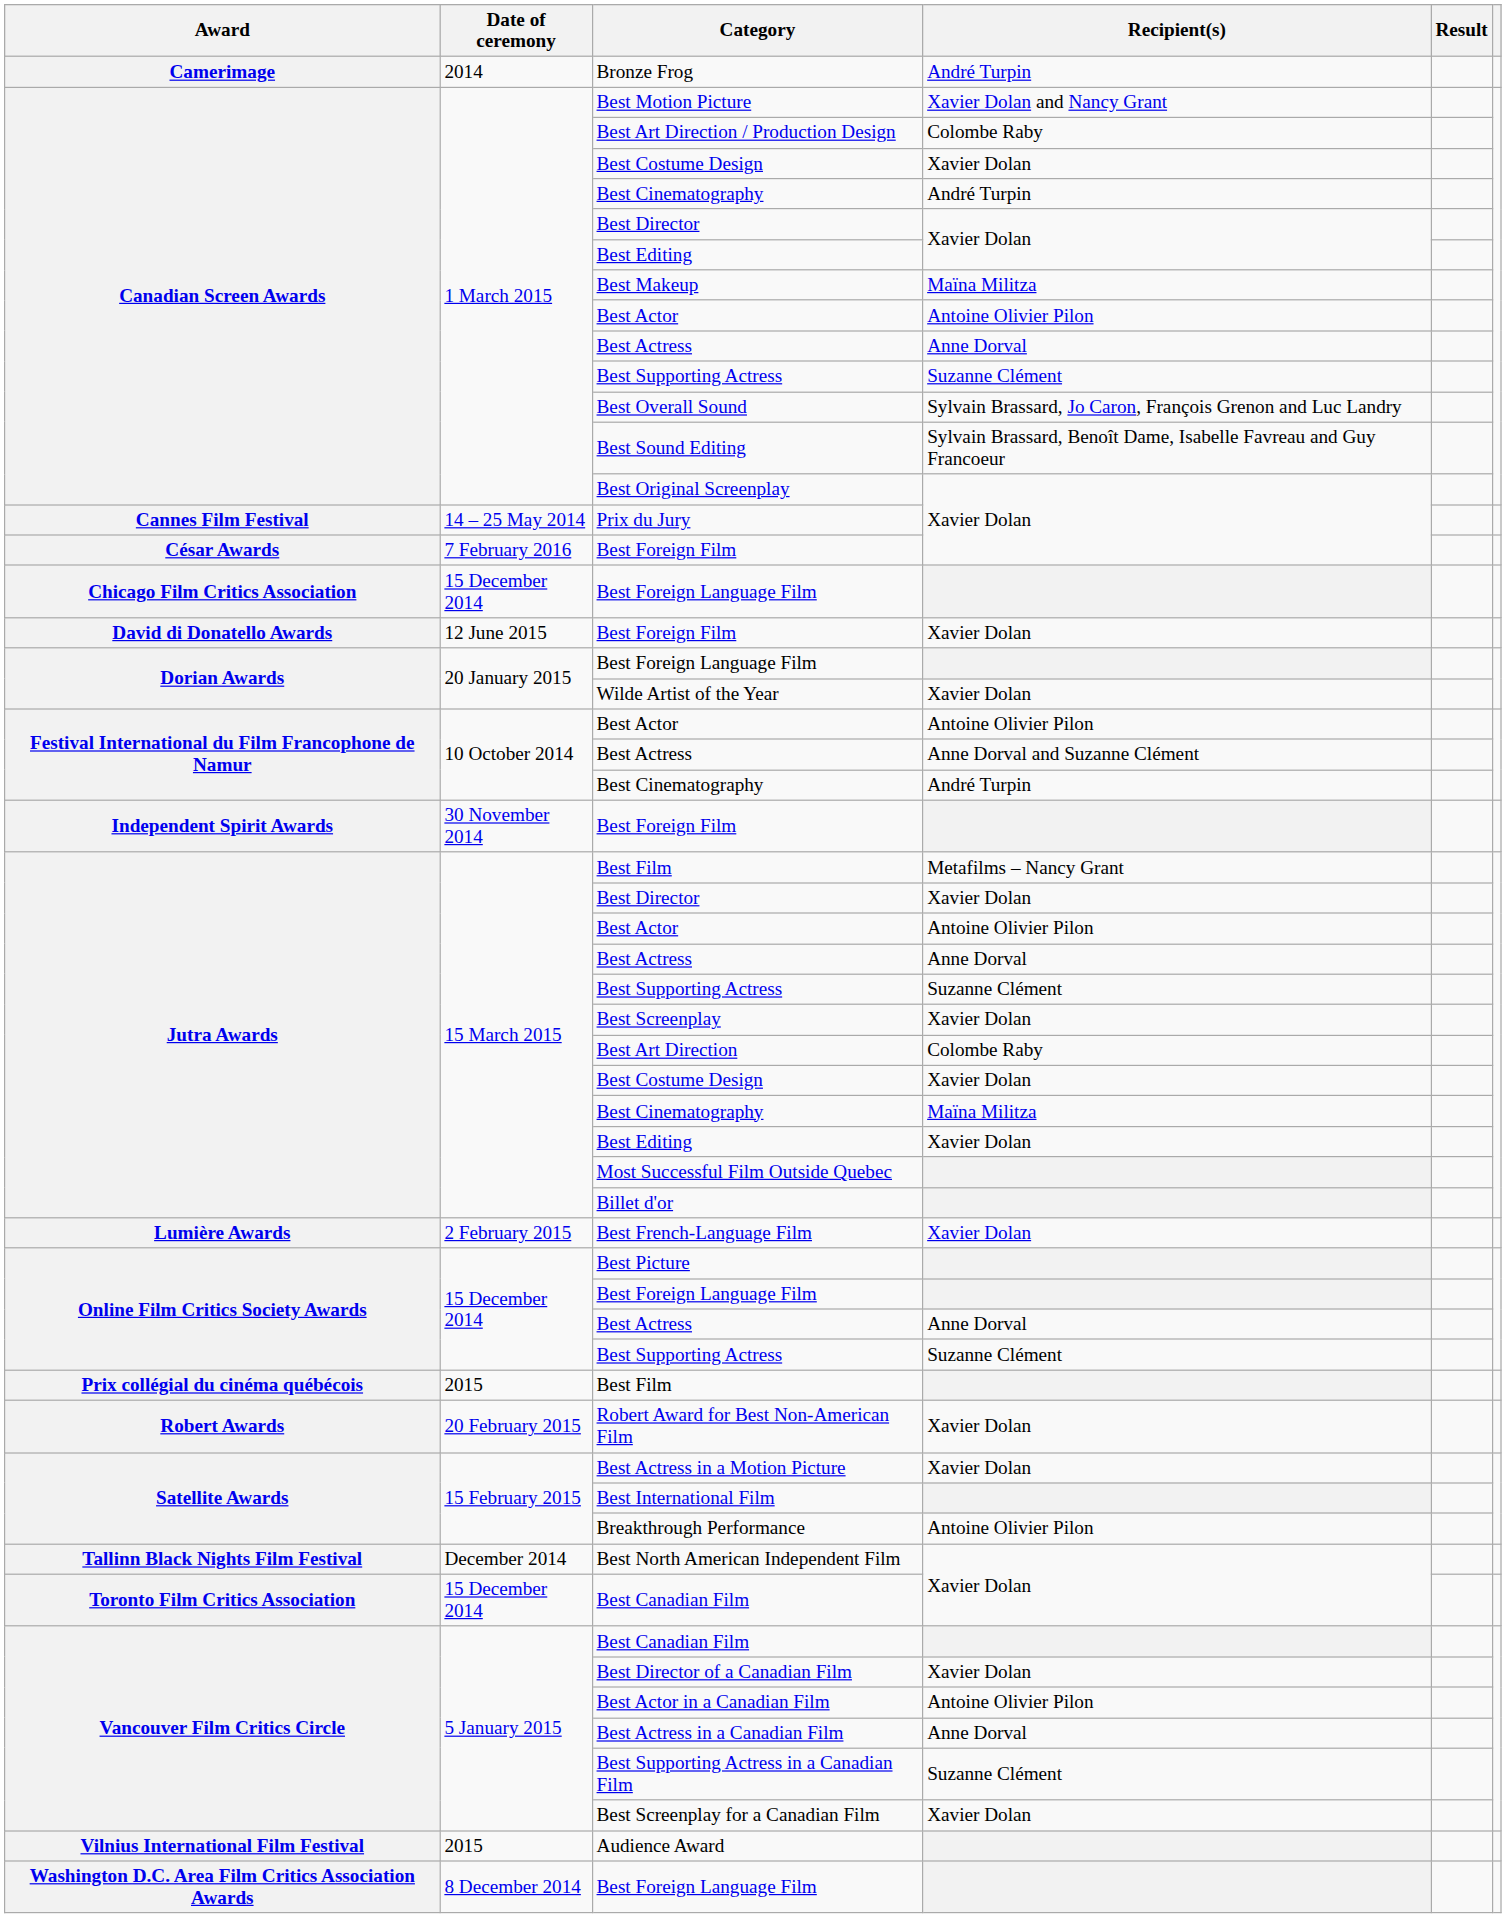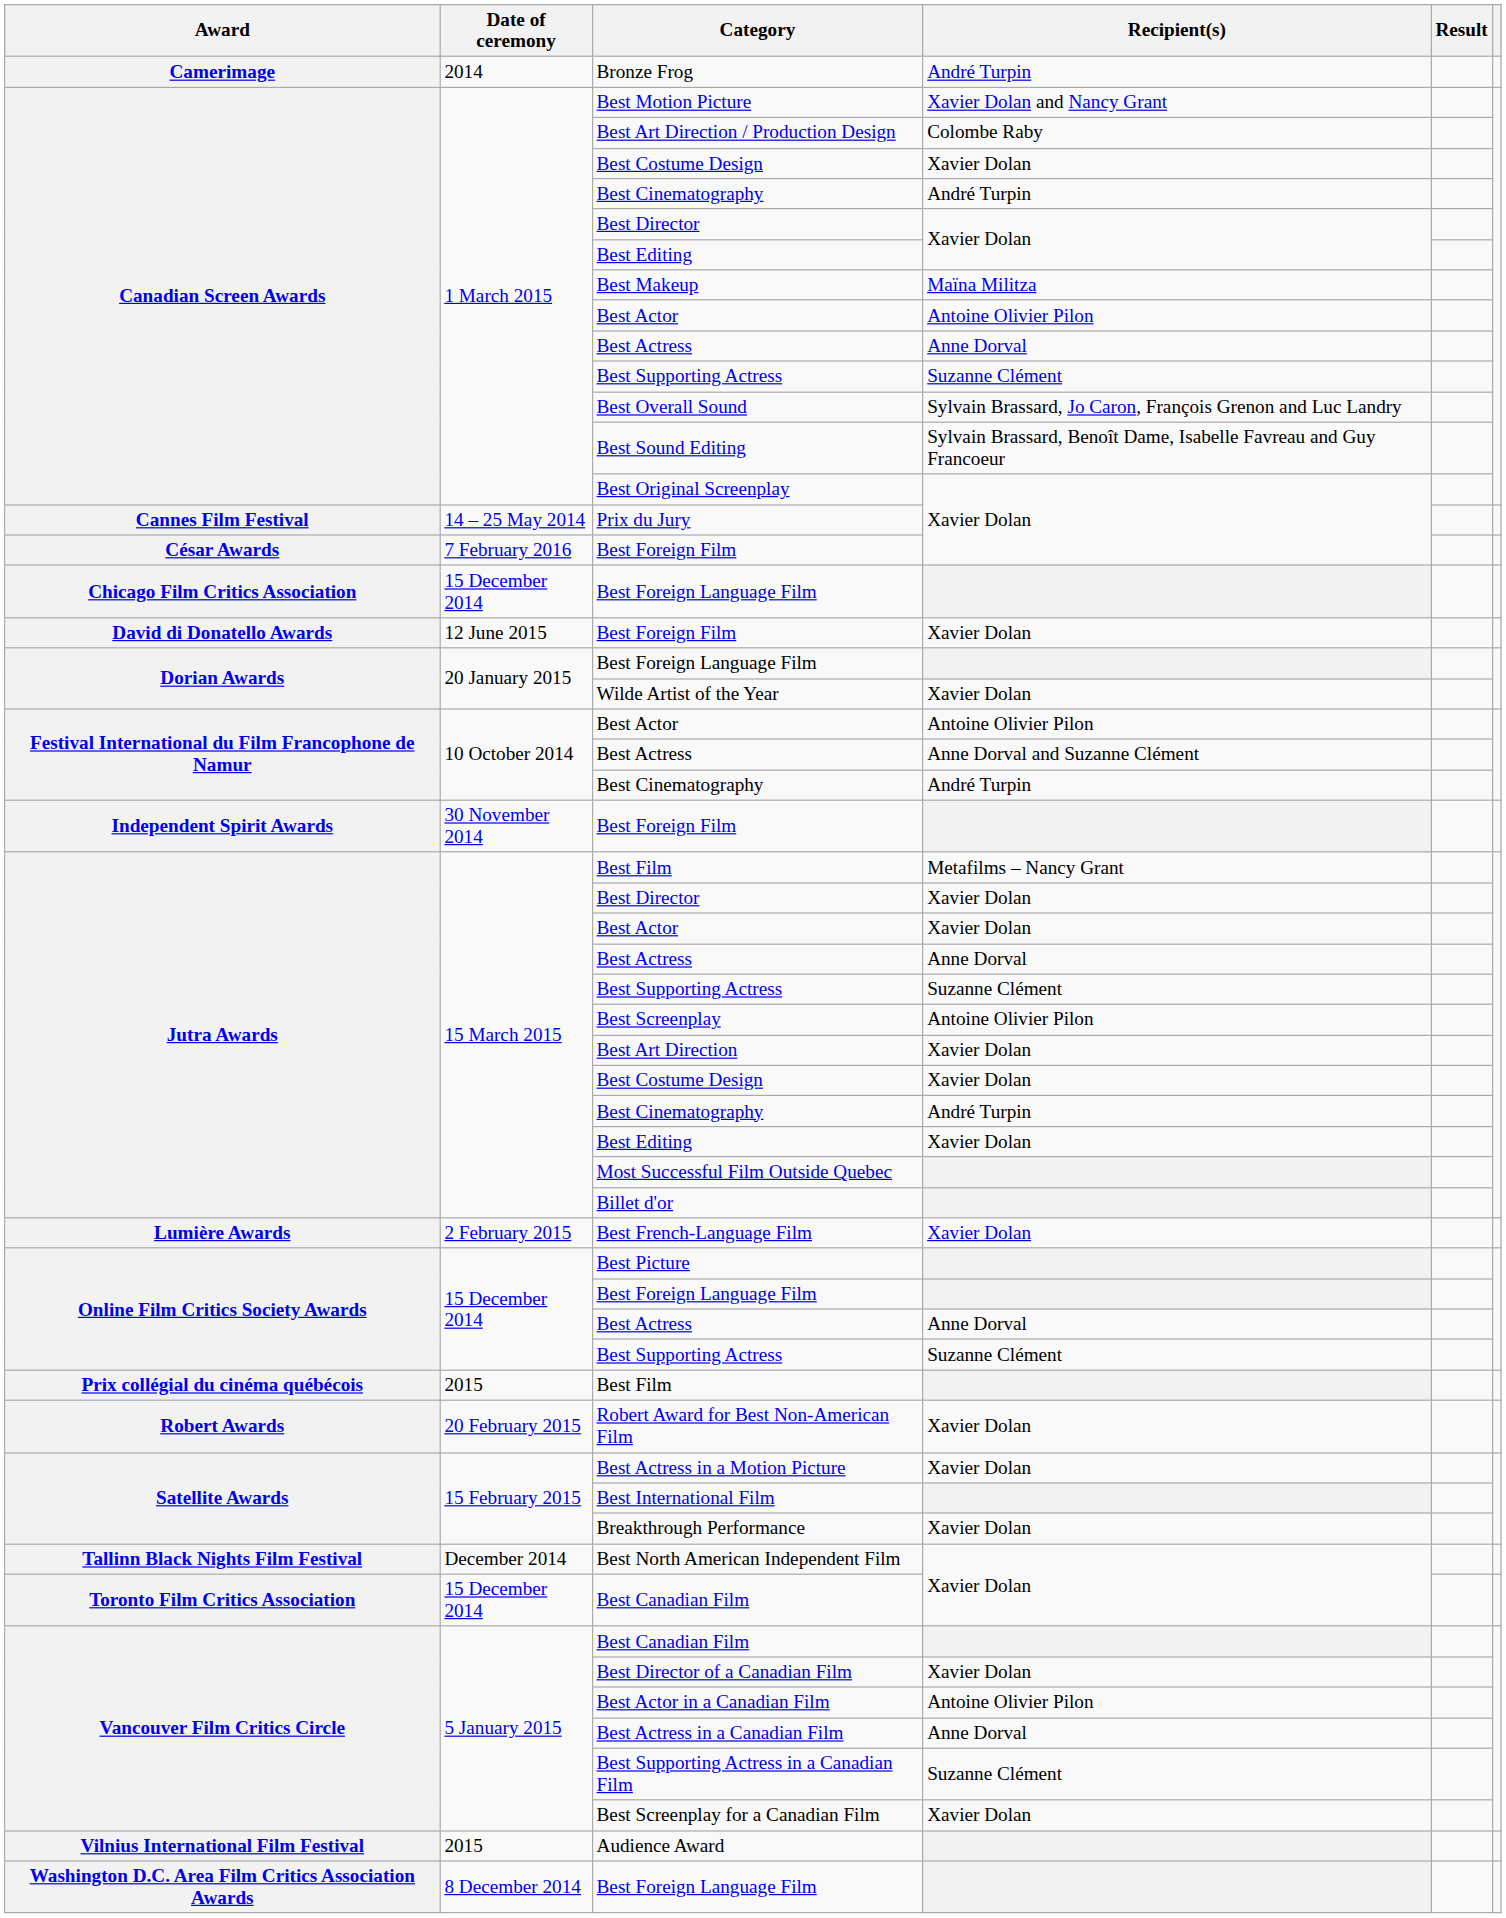(1010, 928) Antoine Olivier Pilon -> (979, 928) Xavier Dolan
(979, 1019) Xavier Dolan -> (1010, 1019) Antoine Olivier Pilon
(985, 1050) Colombe Raby -> (979, 1050) Xavier Dolan
(982, 1110) Maïna Militza -> (979, 1110) André Turpin
(1010, 1528) Antoine Olivier Pilon -> (979, 1528) Xavier Dolan
